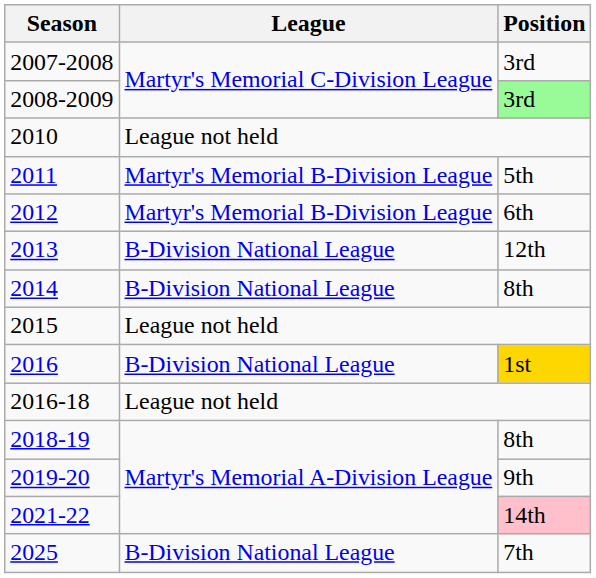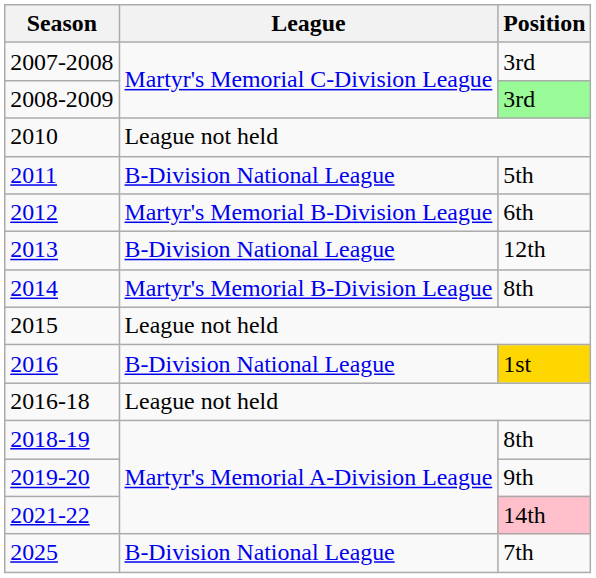(308, 174) Martyr's Memorial B-Division League -> (260, 174) B-Division National League
(260, 288) B-Division National League -> (308, 288) Martyr's Memorial B-Division League
